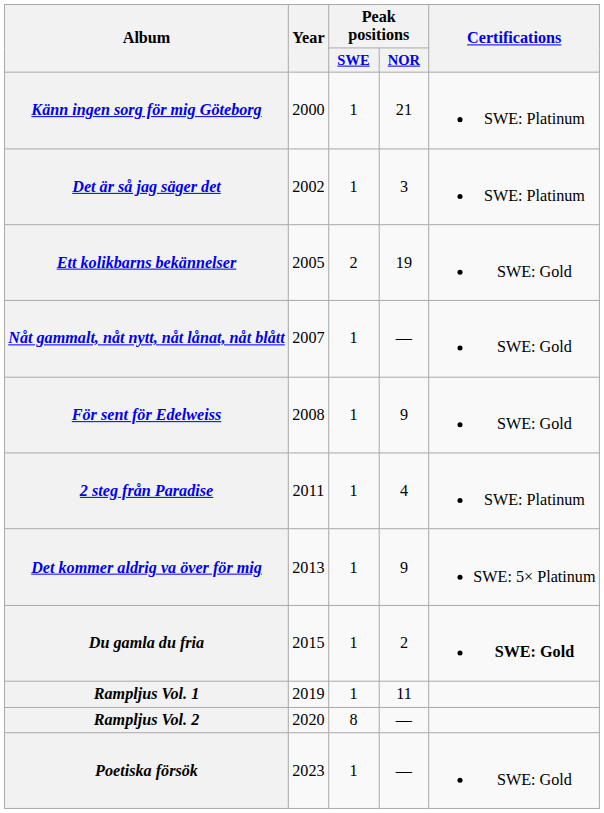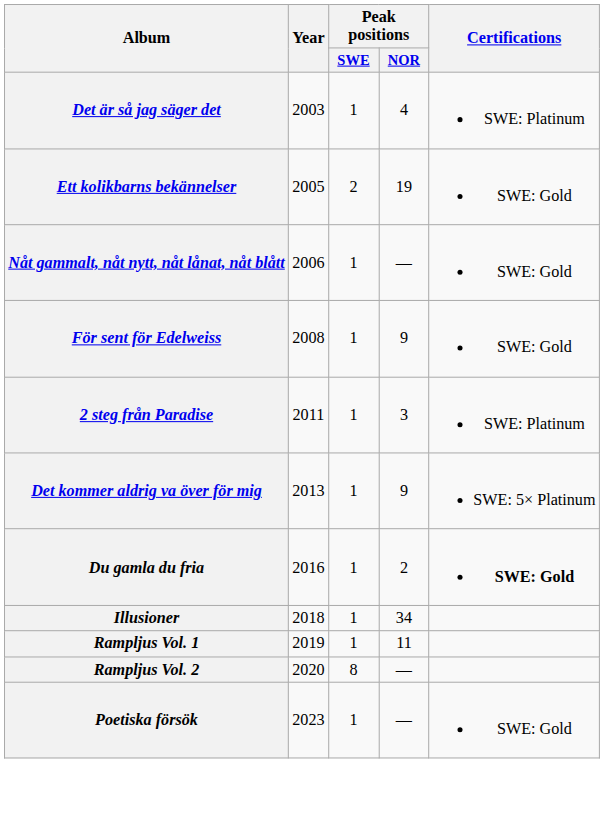- row: (147, 110)
(308, 186) 2002 -> (308, 110) 2003
(404, 186) 3 -> (404, 110) 4
(308, 338) 2007 -> (308, 262) 2006
(404, 491) 4 -> (404, 414) 3
(308, 643) 2015 -> (308, 567) 2016
+ row: (147, 618)
